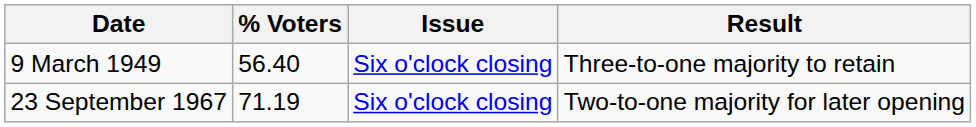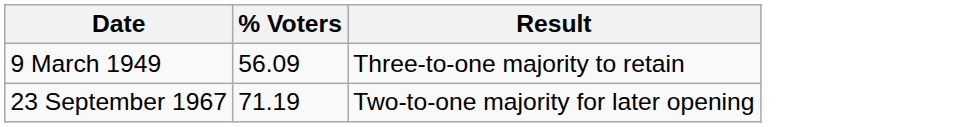- column: (453, 24)
(269, 63) 56.40 -> (269, 63) 56.09
